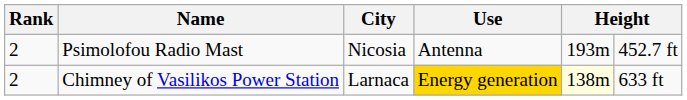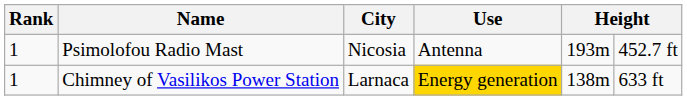(14, 49) 2 -> (14, 49) 1
(14, 79) 2 -> (14, 79) 1
(588, 79) lightyellow background -> (588, 79) no background
